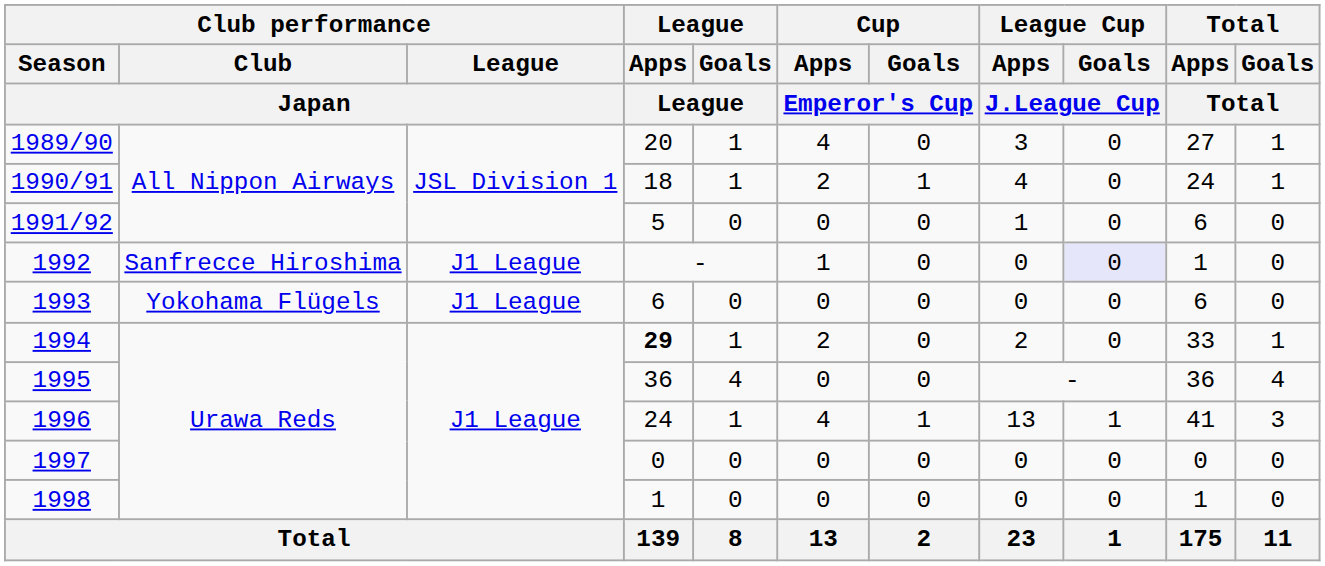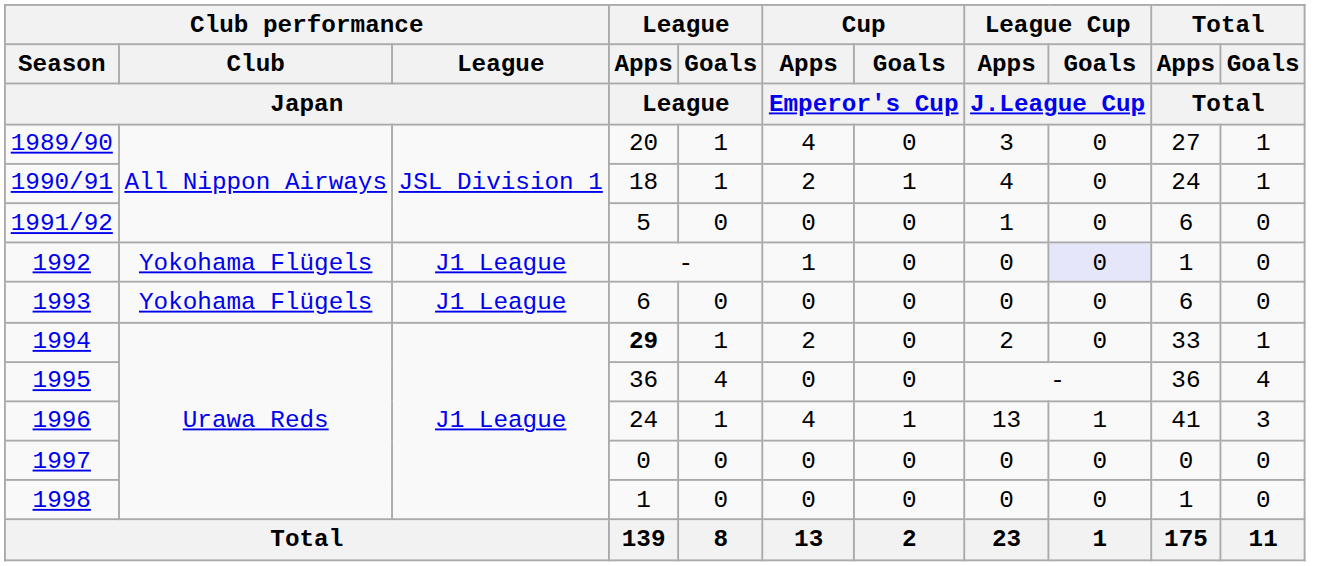(263, 262) Sanfrecce Hiroshima -> (256, 262) Yokohama Flügels
